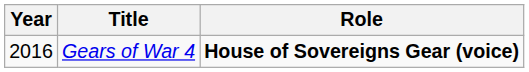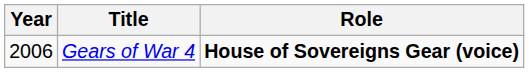(31, 51) 2016 -> (31, 51) 2006
